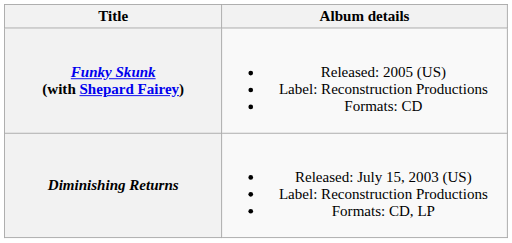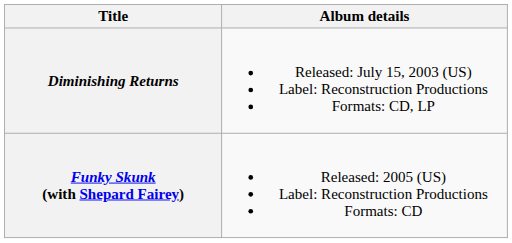rows swapped: (113, 185) <-> (113, 80)
